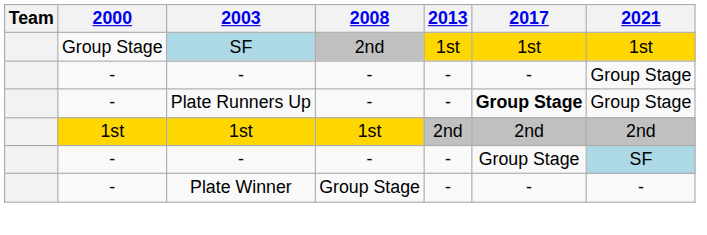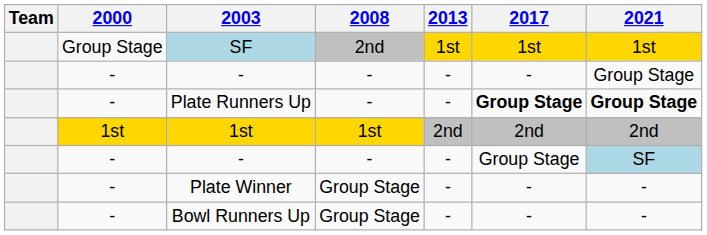(641, 103) normal -> (644, 103) bold
+ row: (241, 215)
